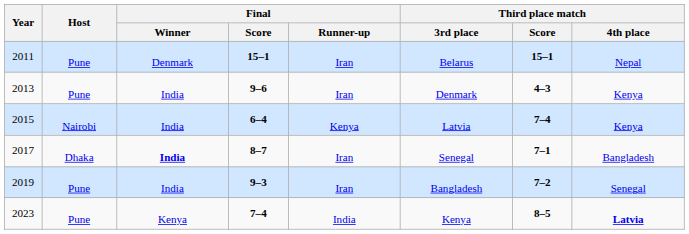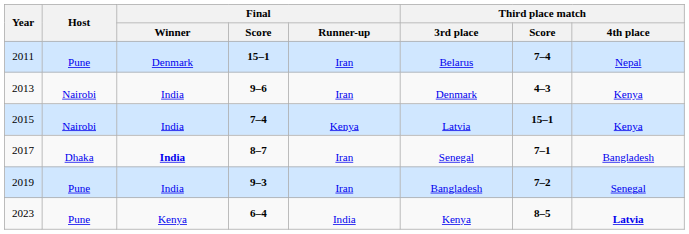(542, 57) 15–1 -> (542, 57) 7–4
(79, 95) Pune -> (79, 95) Nairobi
(258, 119) 6–4 -> (258, 119) 7–4
(542, 119) 7–4 -> (542, 119) 15–1
(258, 214) 7–4 -> (258, 214) 6–4
